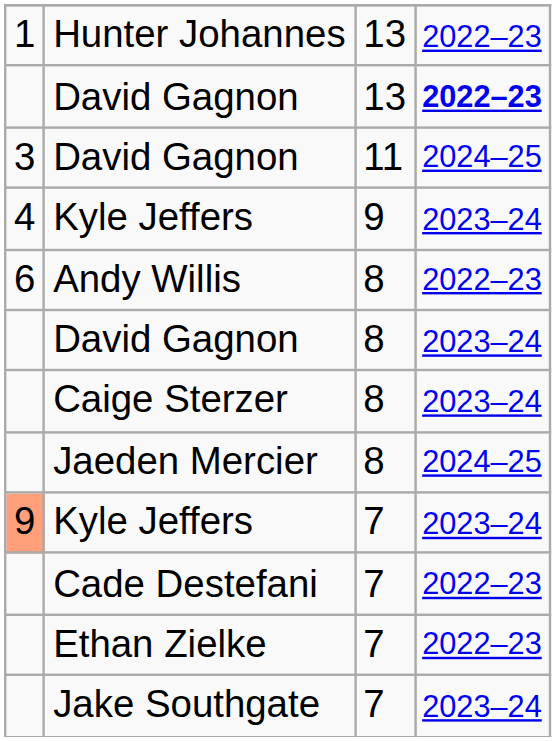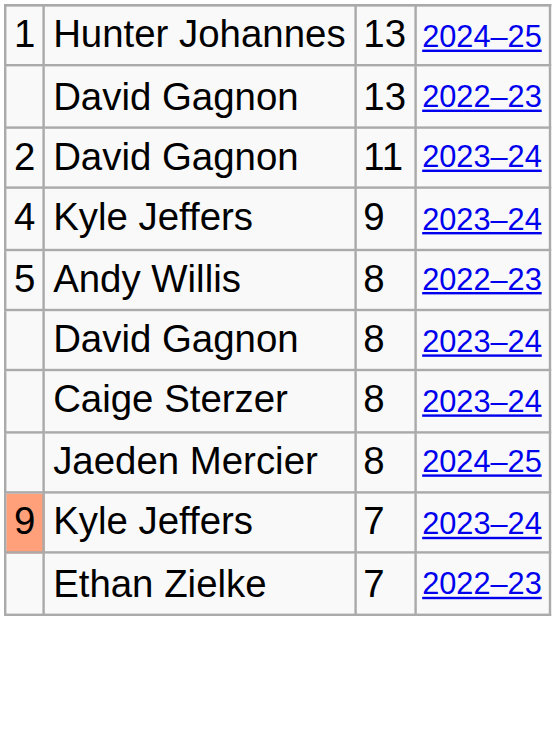(482, 36) 2022–23 -> (482, 36) 2024–25
(482, 97) bold -> (482, 97) normal
(25, 156) 3 -> (25, 156) 2
(482, 157) 2024–25 -> (482, 157) 2023–24
(25, 278) 6 -> (25, 278) 5
- row: (185, 583)
- row: (187, 704)
